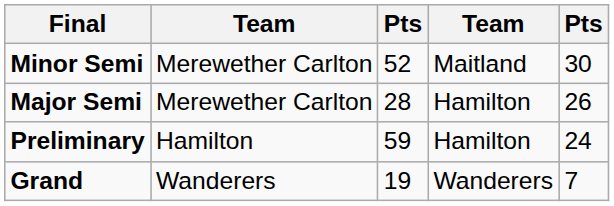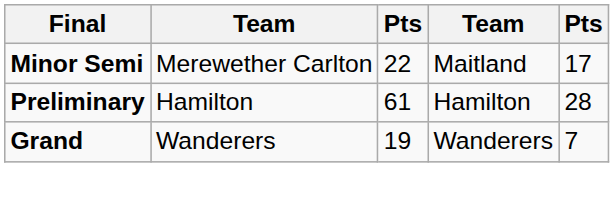(397, 63) 52 -> (397, 63) 22
(578, 63) 30 -> (578, 63) 17
- row: (76, 102)
(397, 141) 59 -> (397, 102) 61
(578, 141) 24 -> (578, 102) 28
